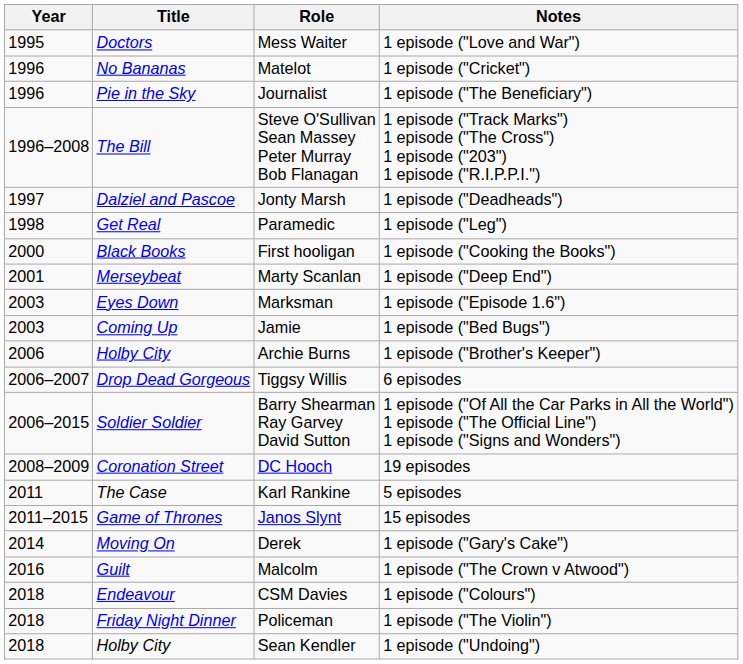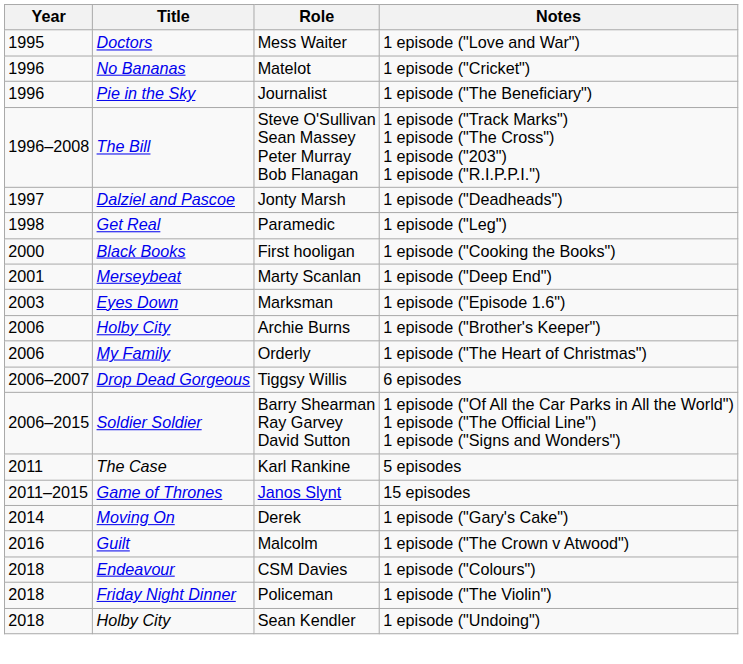- row: (279, 328)
+ row: (284, 353)
- row: (295, 467)
